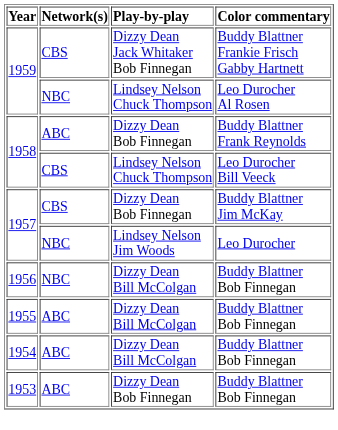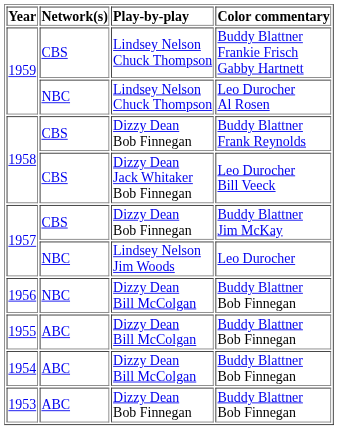(153, 52) Dizzy Dean Jack Whitaker Bob Finnegan -> (163, 52) Lindsey Nelson Chuck Thompson
(56, 133) ABC -> (55, 133) CBS
(163, 170) Lindsey Nelson Chuck Thompson -> (153, 178) Dizzy Dean Jack Whitaker Bob Finnegan
